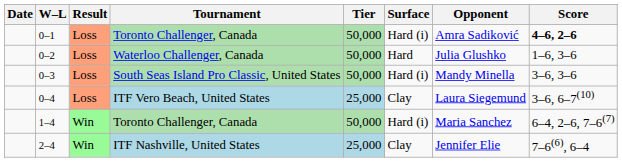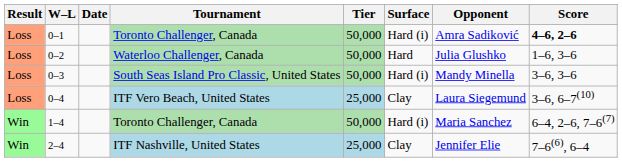columns swapped: (90, 14) <-> (20, 14)
